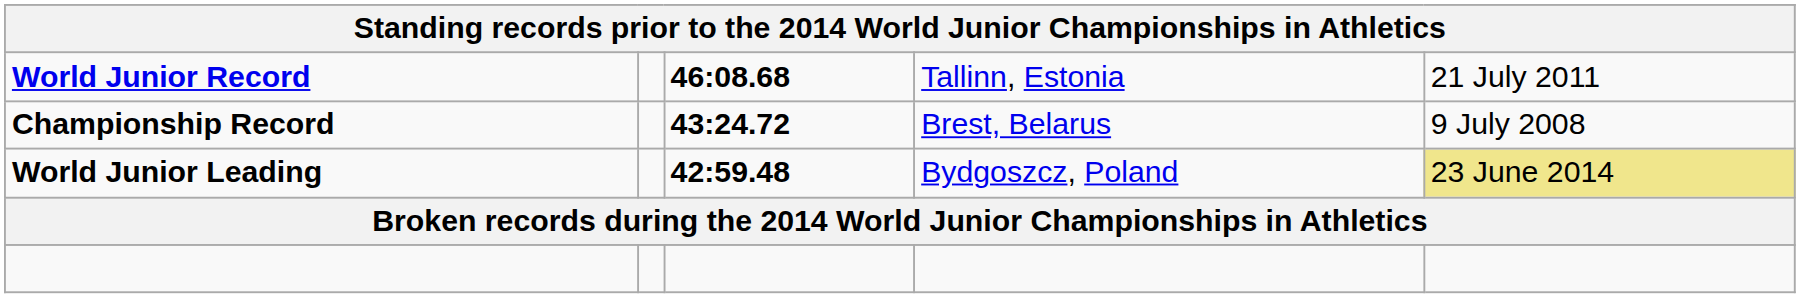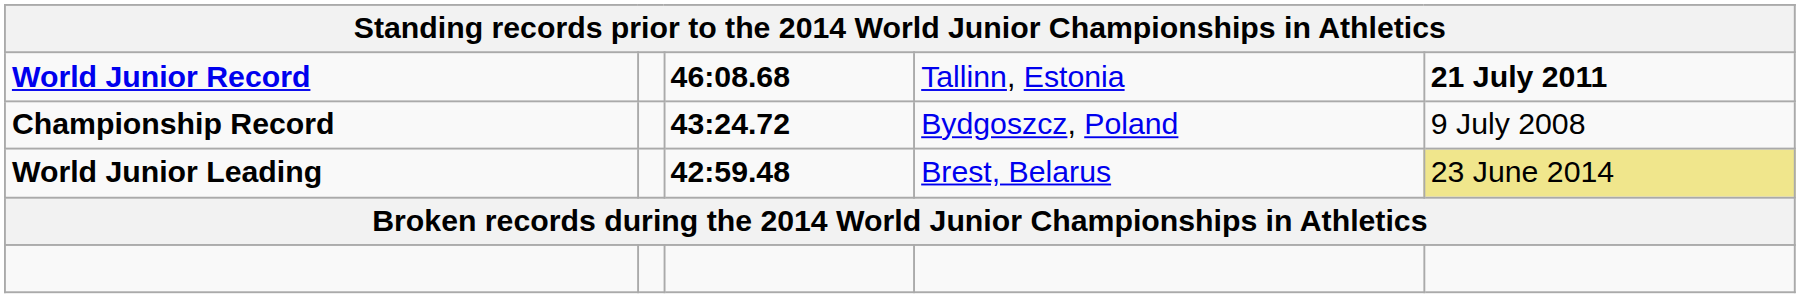(1515, 76) normal -> (1519, 76) bold
(1016, 124) Brest, Belarus -> (1050, 124) Bydgoszcz, Poland
(1050, 172) Bydgoszcz, Poland -> (1016, 172) Brest, Belarus
